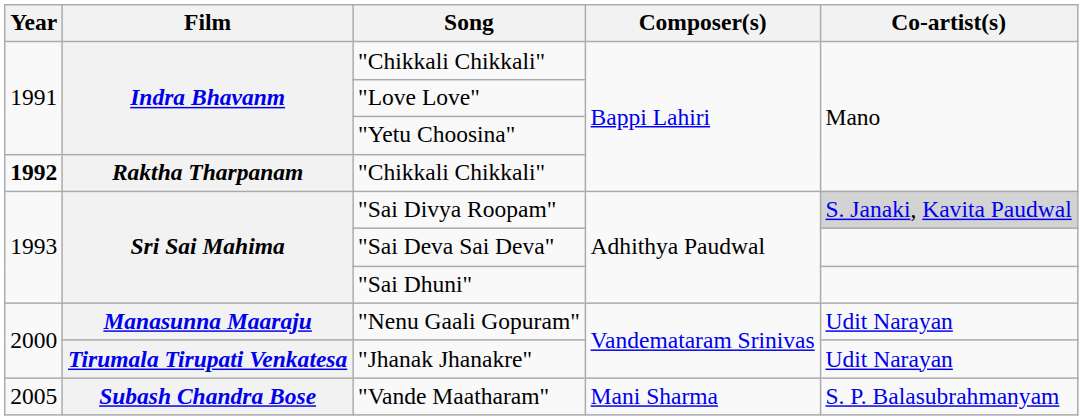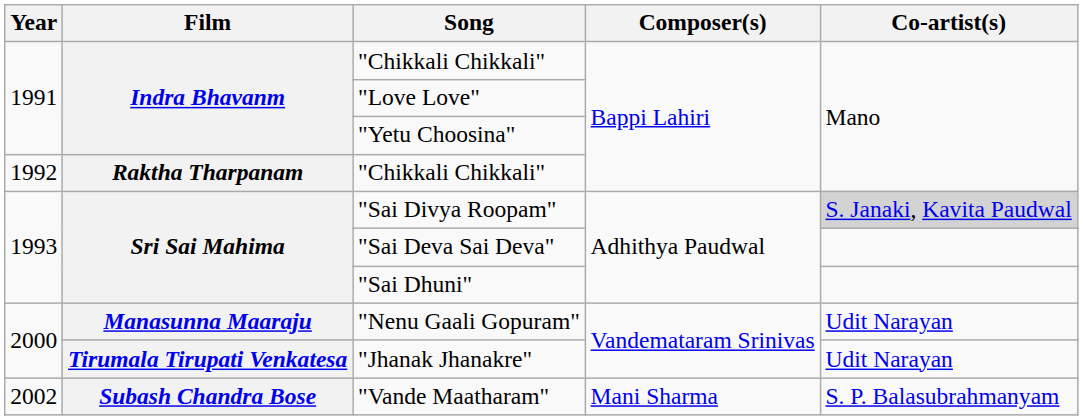(34, 172) bold -> (34, 172) normal
(34, 396) 2005 -> (34, 396) 2002
